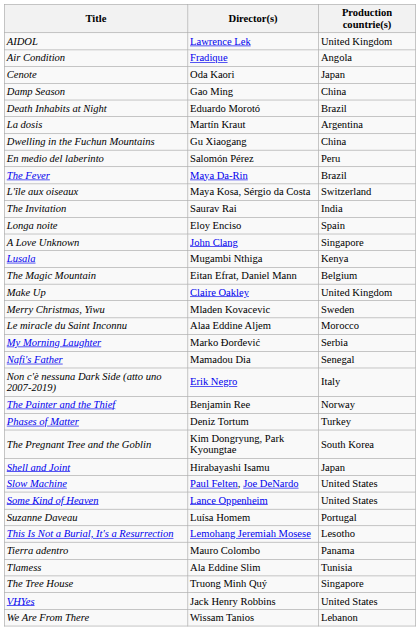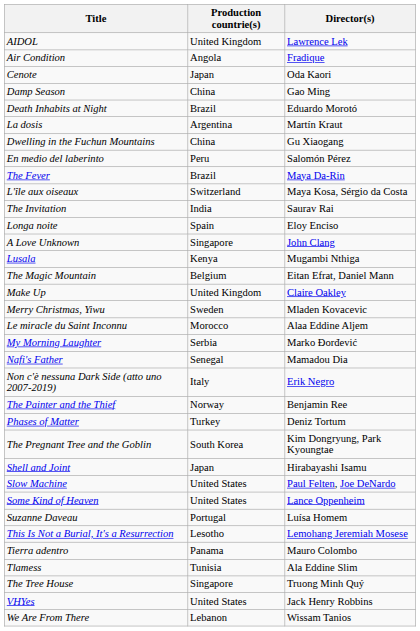columns swapped: (253, 18) <-> (367, 18)
